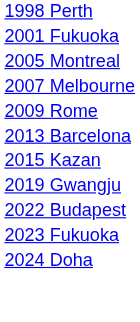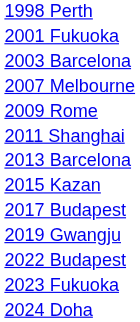+ row: (68, 61)
- row: (62, 61)
+ row: (65, 135)
+ row: (65, 210)
